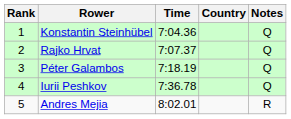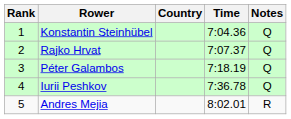columns swapped: (224, 13) <-> (177, 13)
